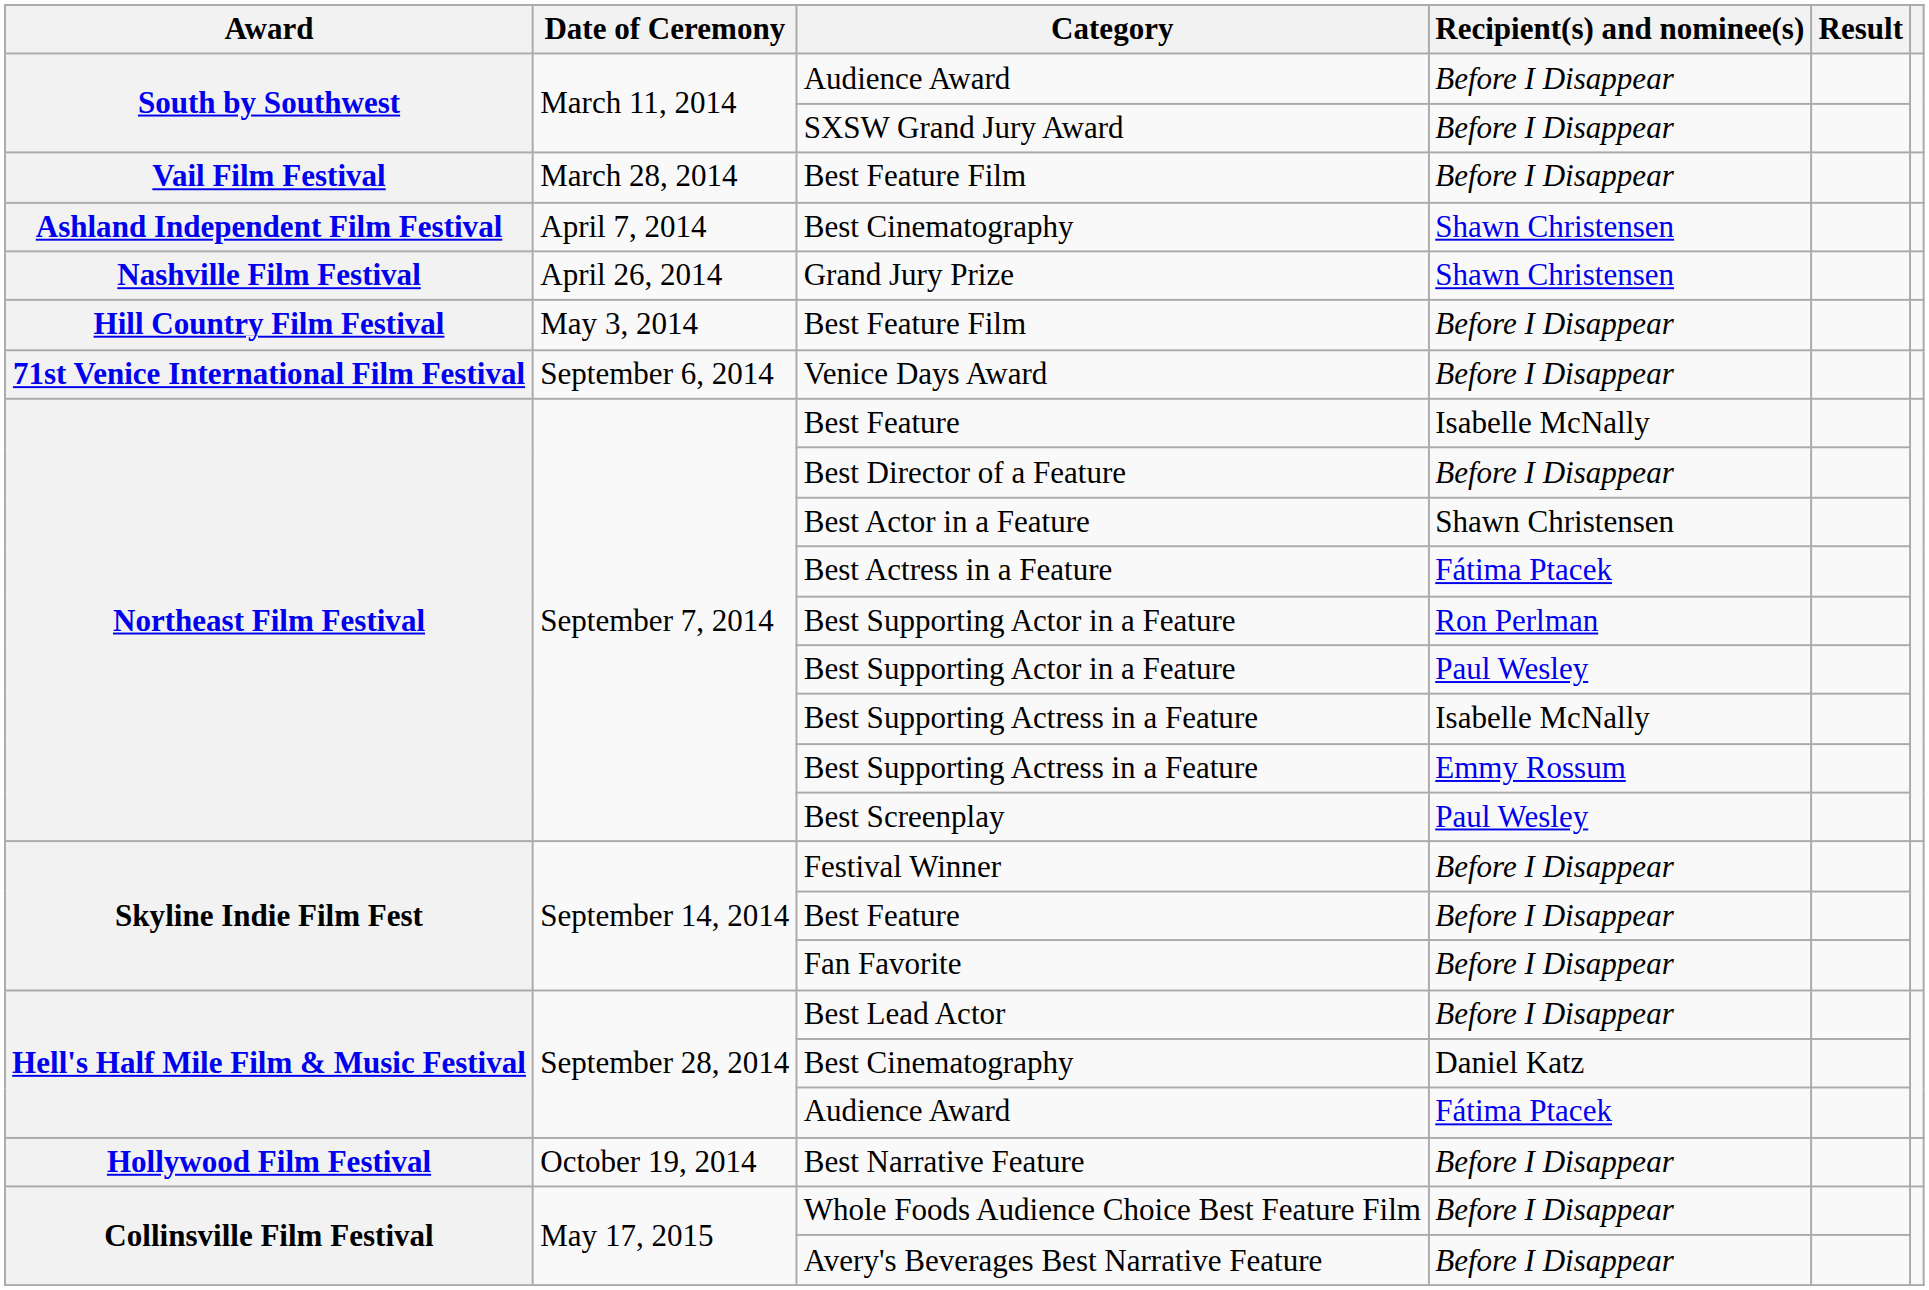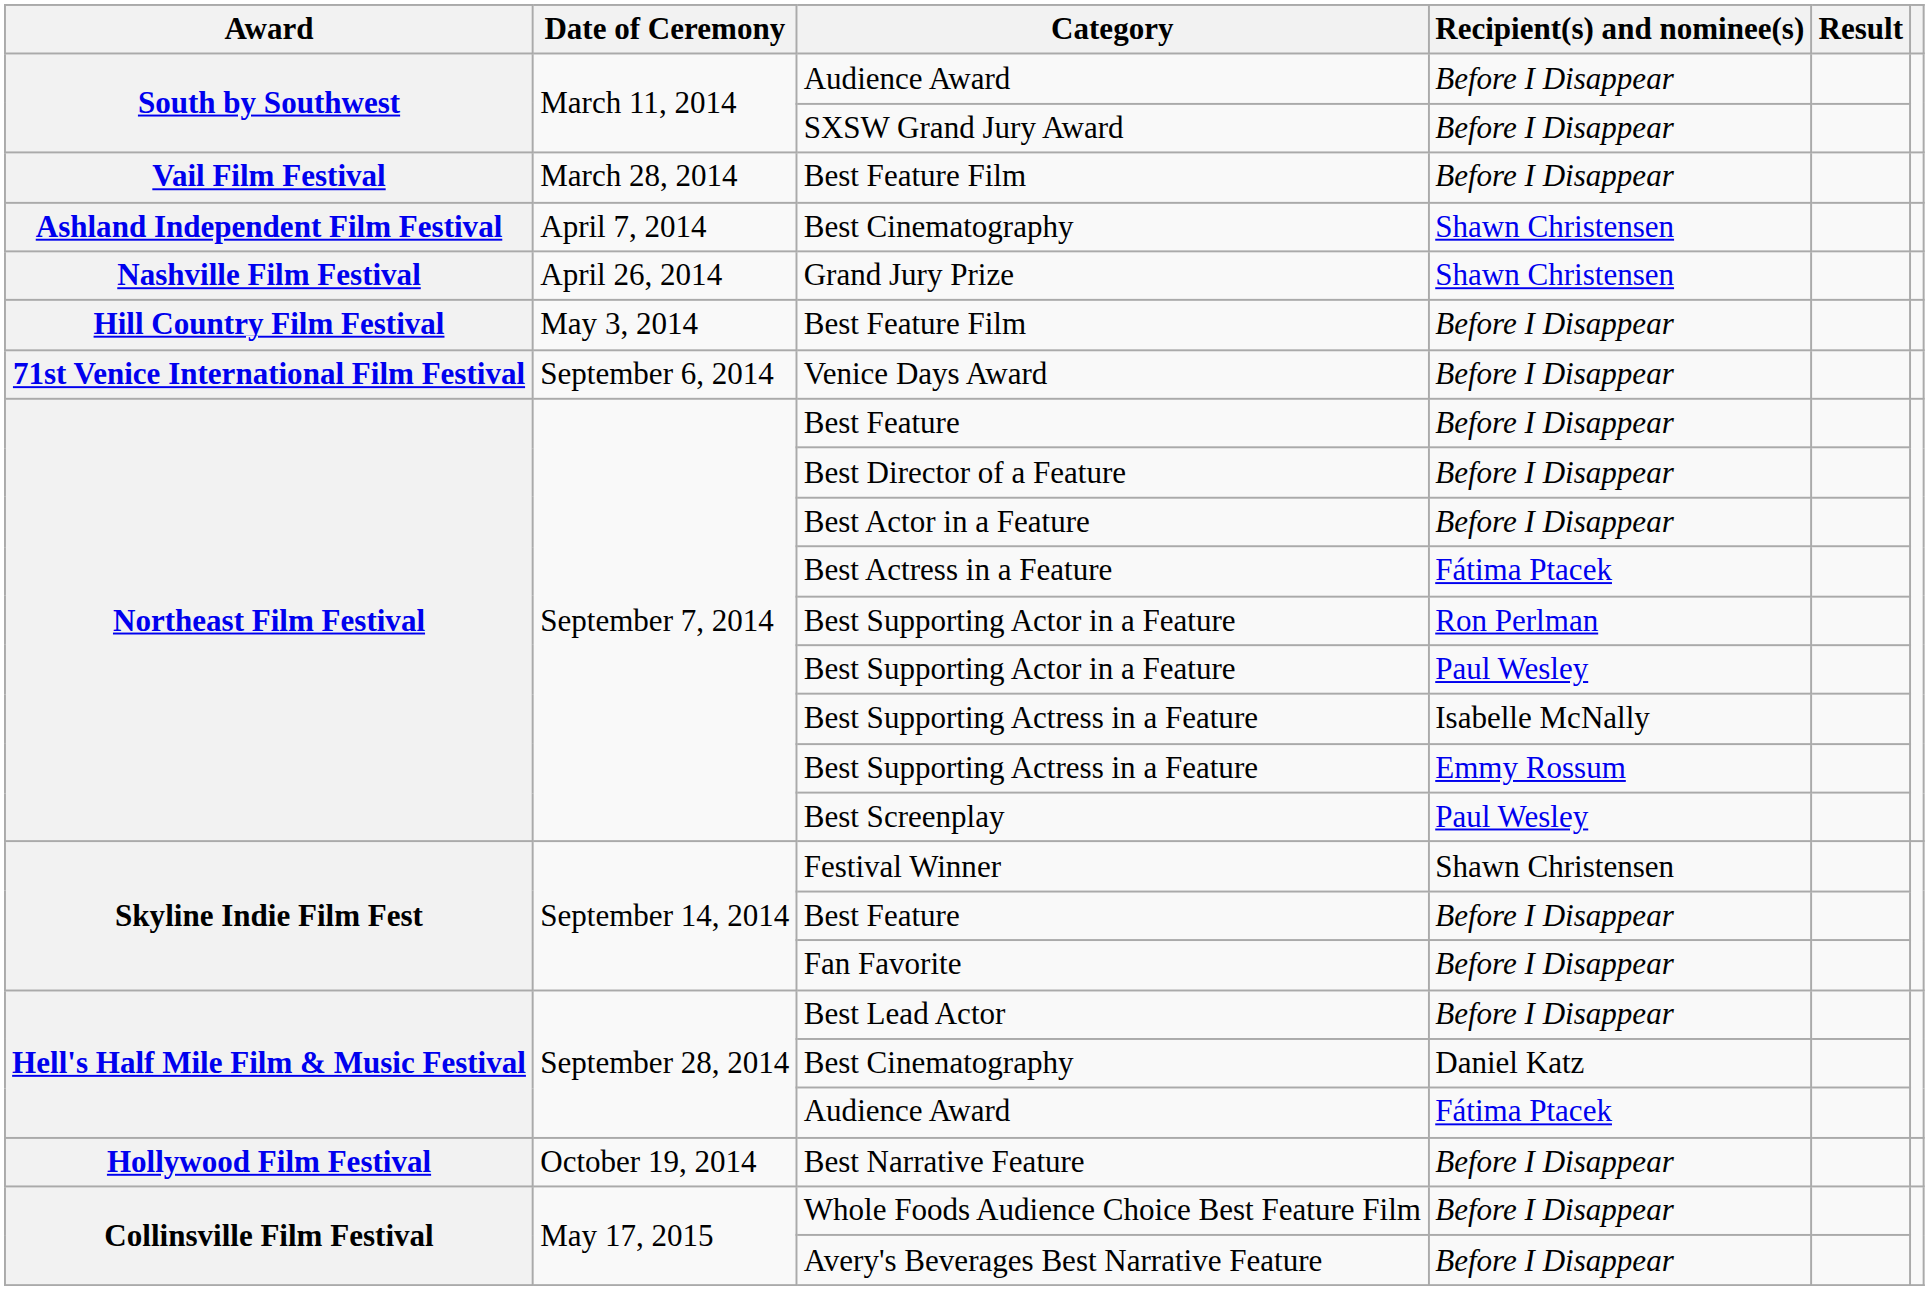(1543, 422) Isabelle McNally -> (1554, 422) Before I Disappear
(1555, 521) Shawn Christensen -> (1554, 521) Before I Disappear
(1554, 865) Before I Disappear -> (1555, 865) Shawn Christensen
